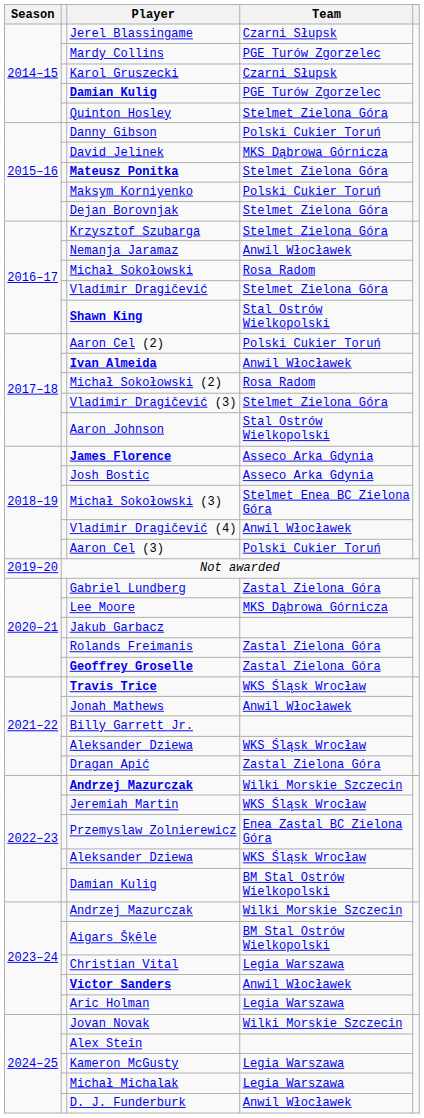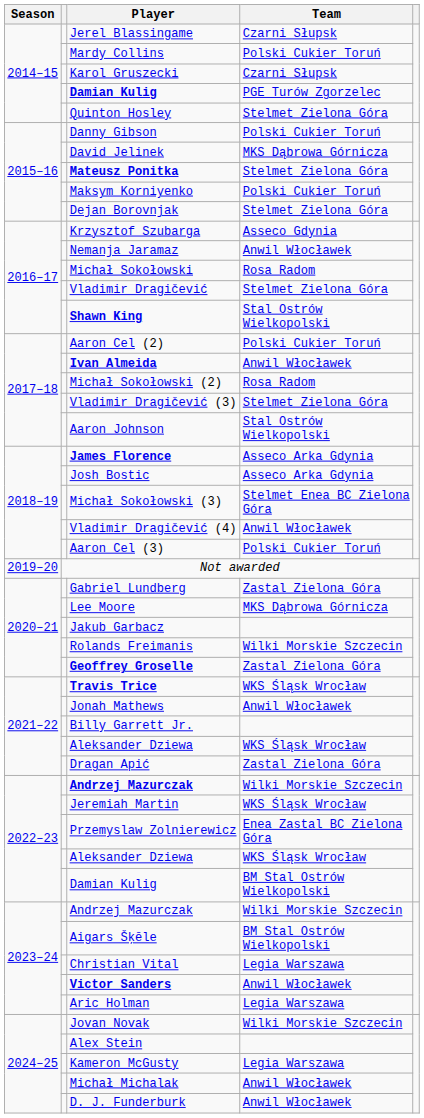(312, 54) PGE Turów Zgorzelec -> (312, 54) Polski Cukier Toruń
(315, 231) Stelmet Zielona Góra -> (290, 231) Asseco Gdynia
(312, 647) Zastal Zielona Góra -> (323, 647) Wilki Morskie Szczecin
(294, 1083) Legia Warszawa -> (297, 1083) Anwil Włocławek
